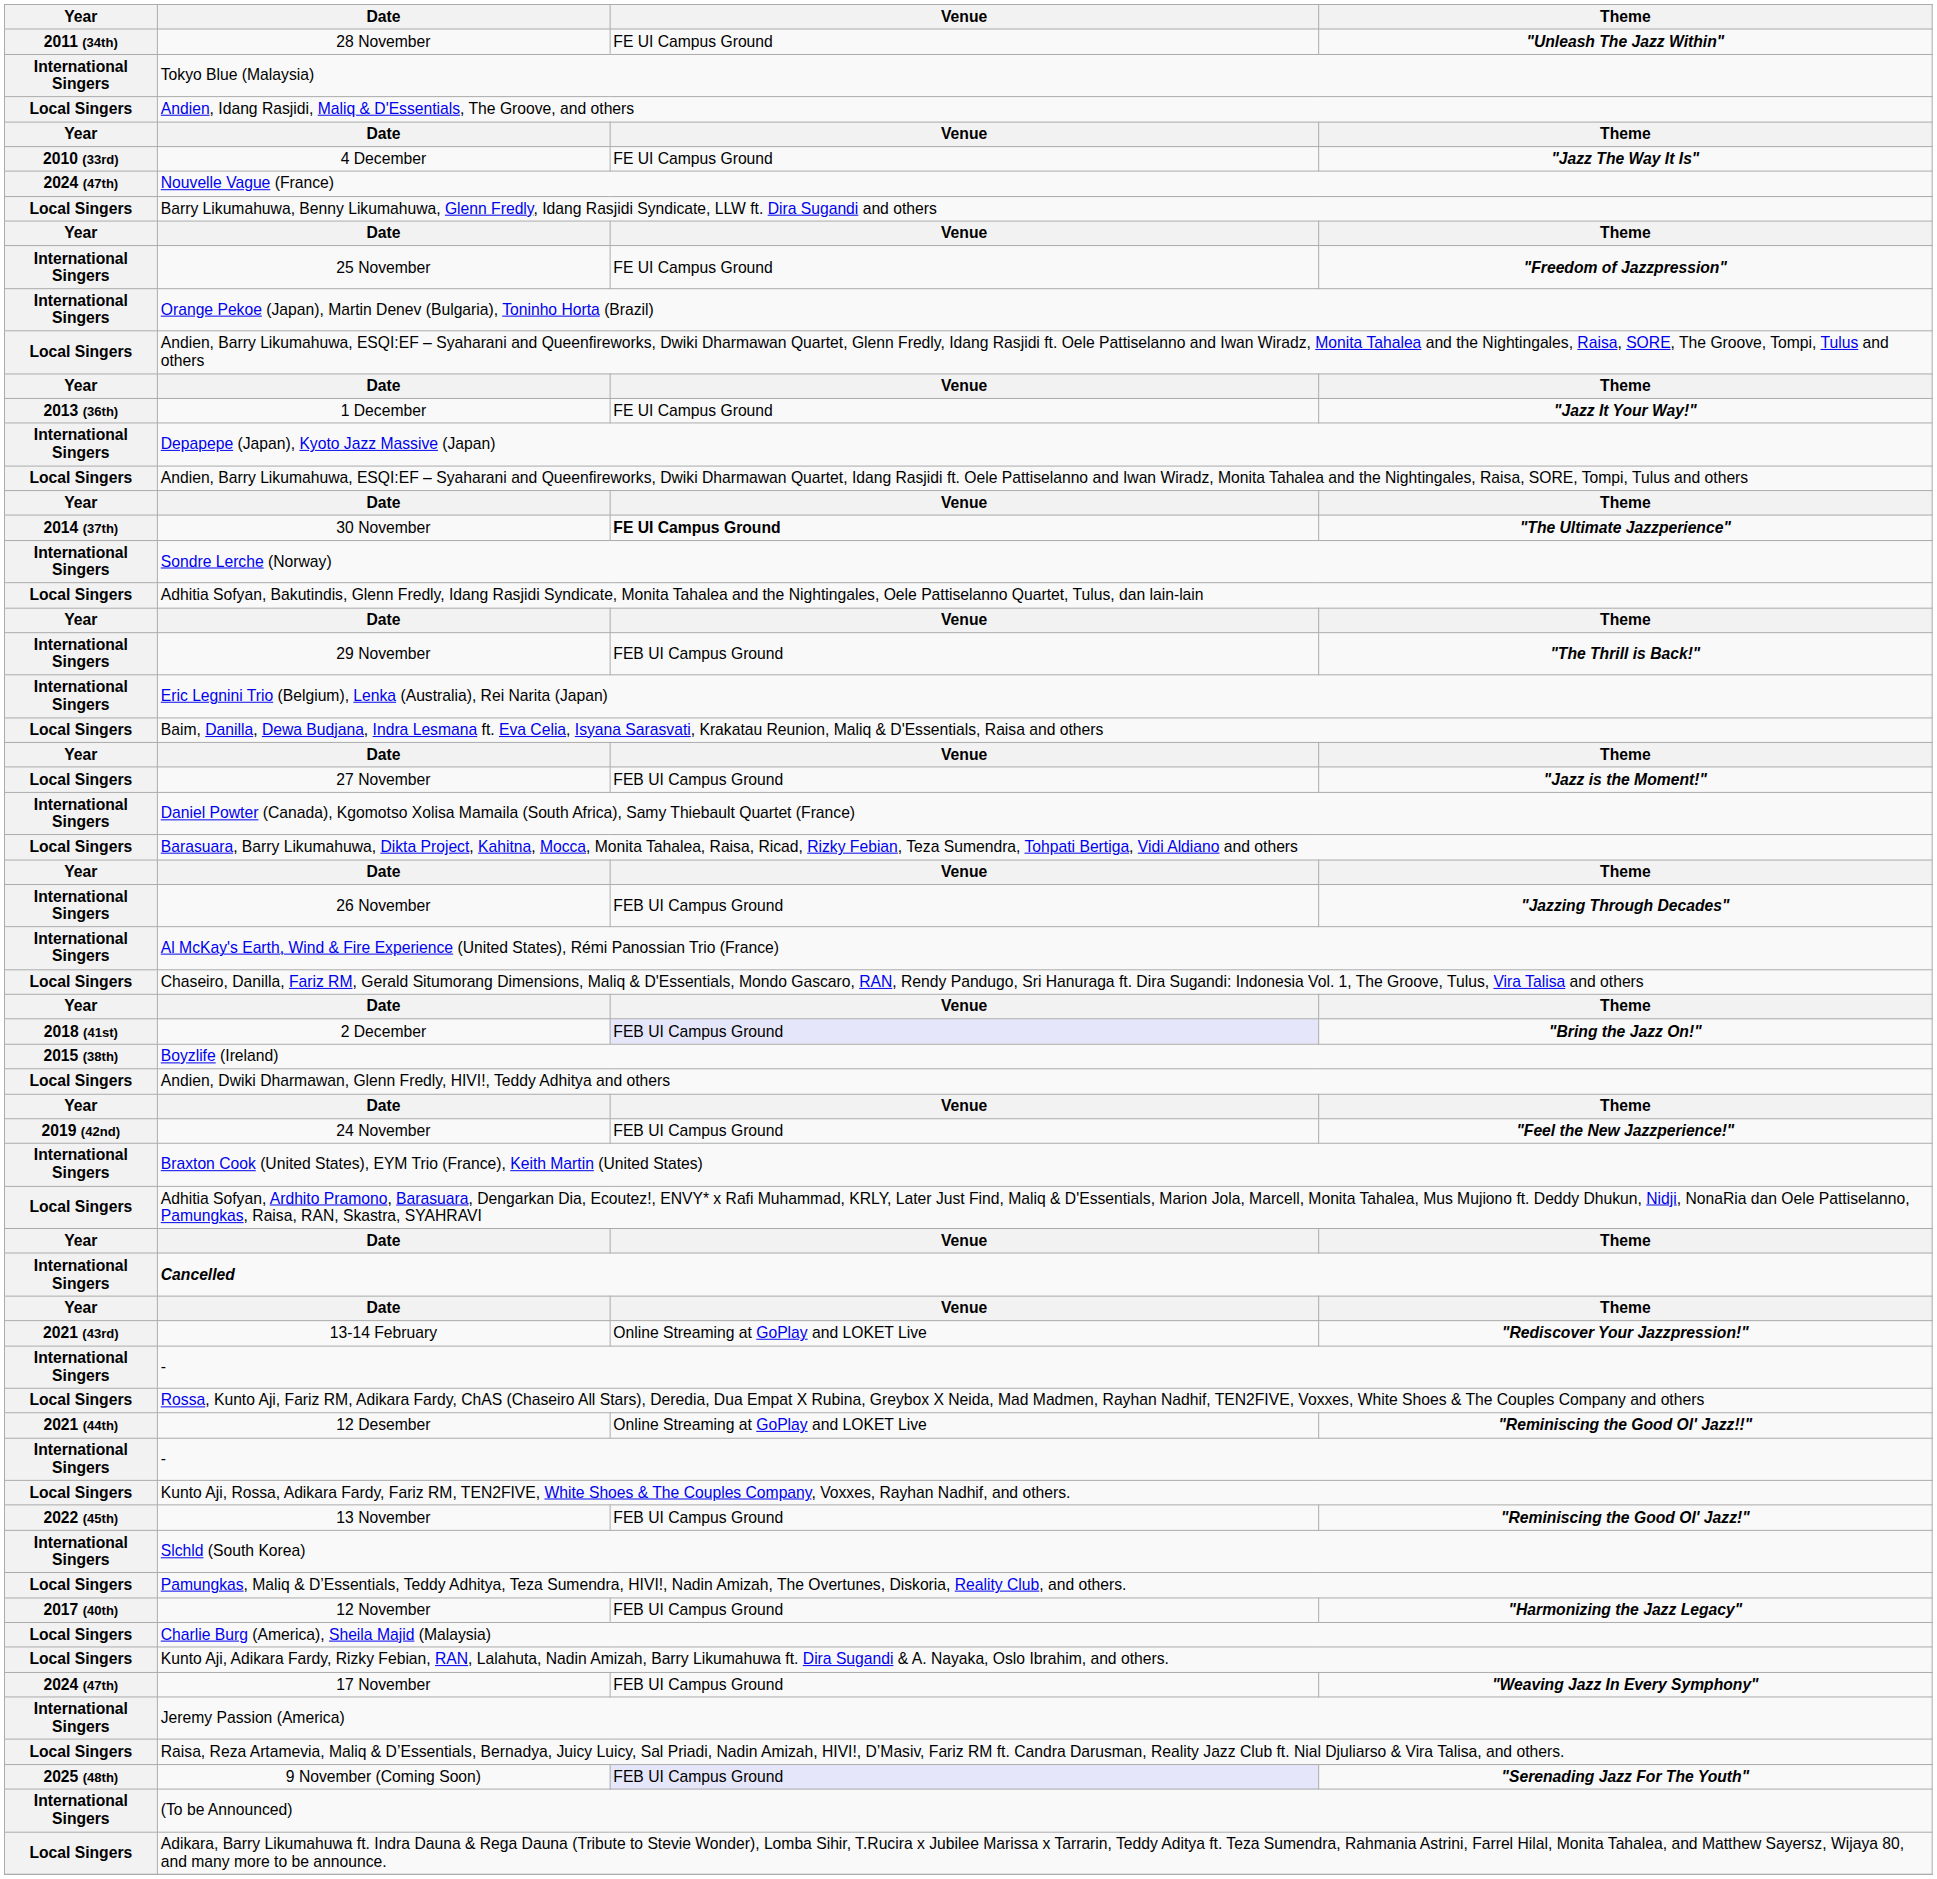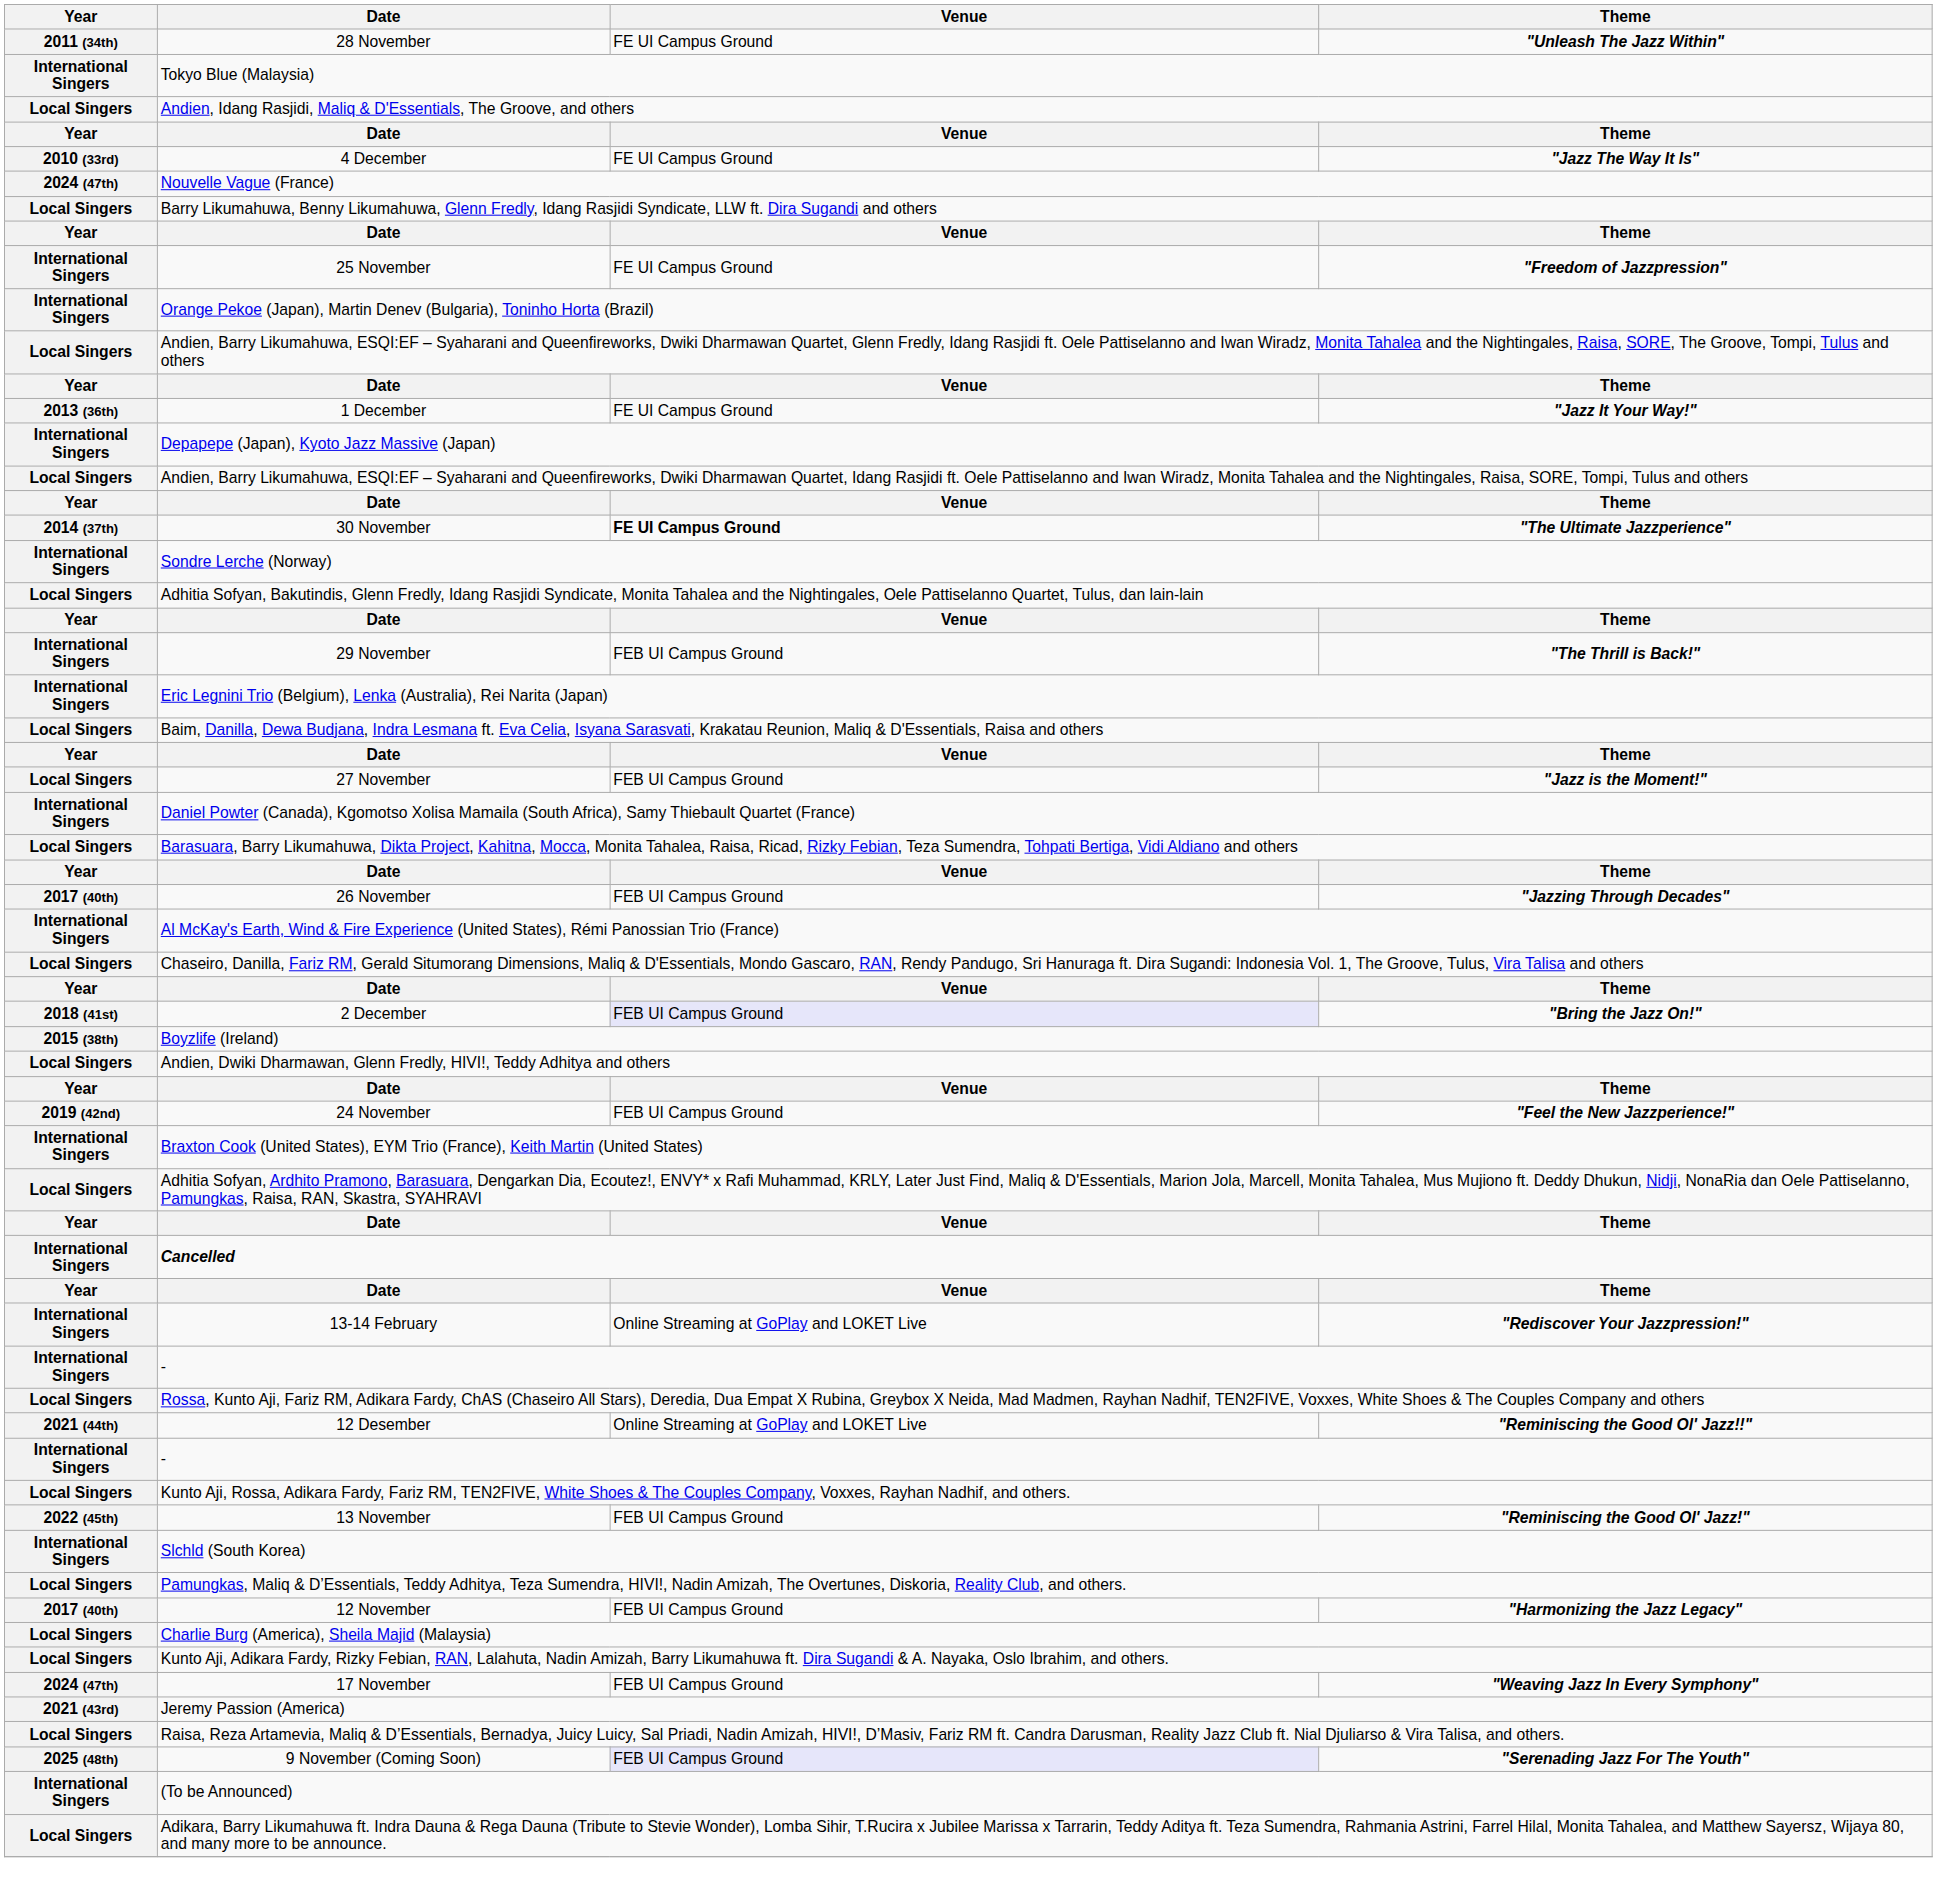(81, 905) International Singers -> (81, 896) 2017 (40th)
(81, 1333) 2021 (43rd) -> (81, 1324) International Singers
(81, 1718) International Singers -> (81, 1709) 2021 (43rd)
